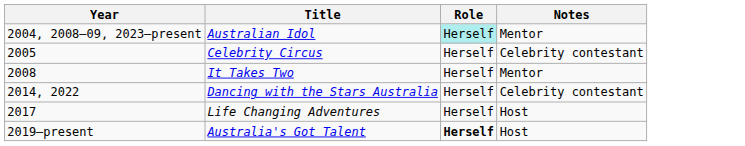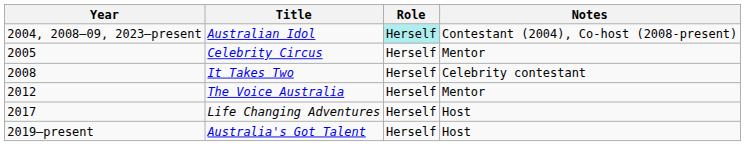(521, 34) Mentor -> (590, 34) Contestant (2004), Co-host (2008-present)
(572, 53) Celebrity contestant -> (464, 53) Mentor
(521, 73) Mentor -> (514, 73) Celebrity contestant
+ row: (276, 92)
- row: (323, 92)
(469, 131) bold -> (411, 131) normal
